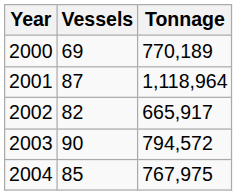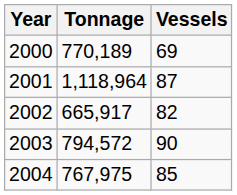columns swapped: (97, 19) <-> (185, 19)
